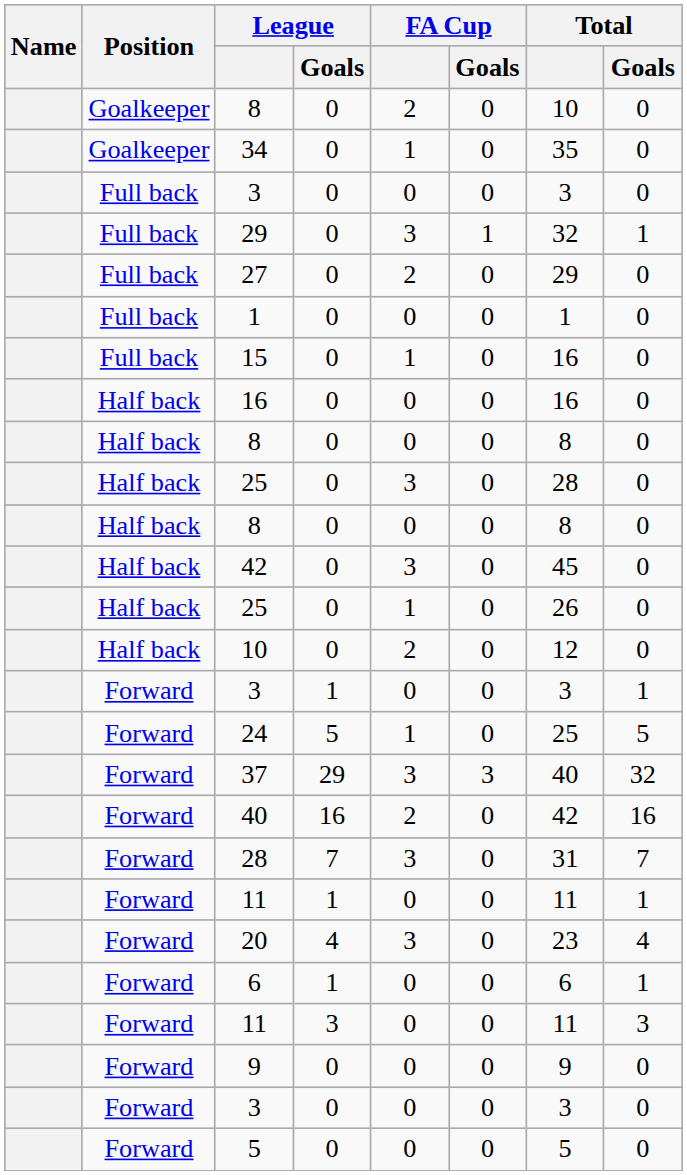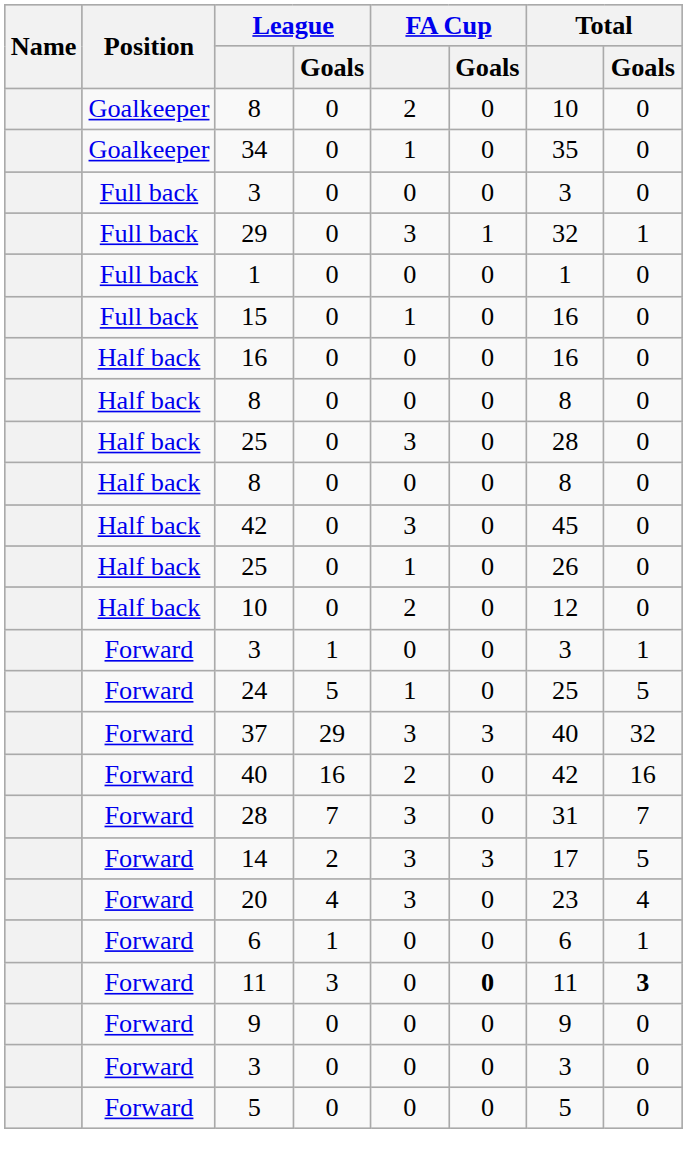- row: (254, 274)
- row: (254, 899)
+ row: (254, 857)
(487, 1024) normal -> (487, 982) bold
(643, 1024) normal -> (643, 982) bold
